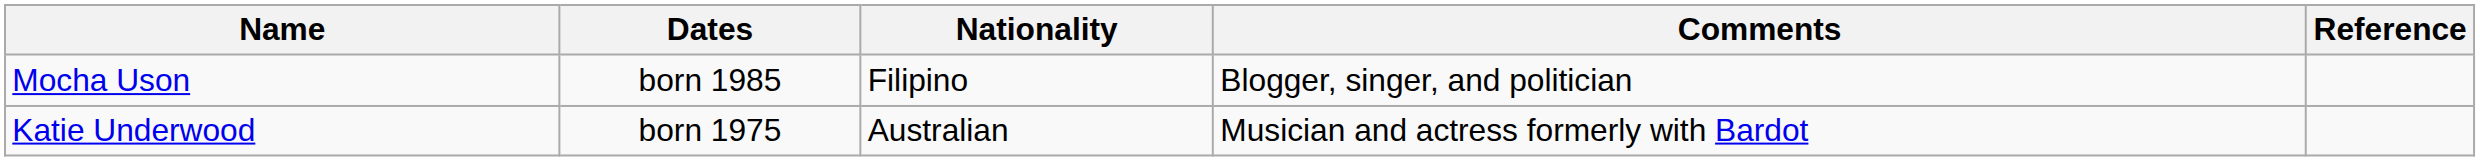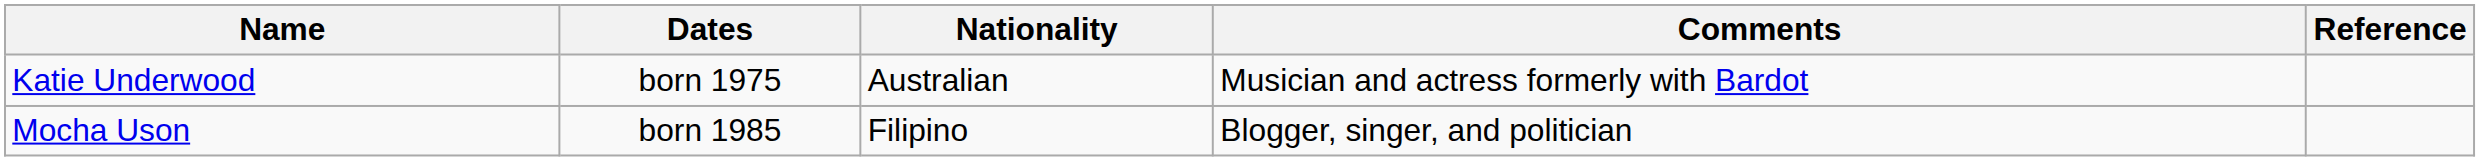rows swapped: (134, 130) <-> (101, 79)
